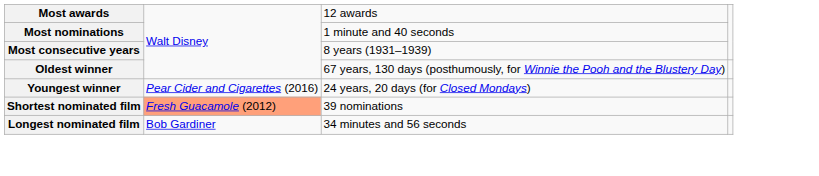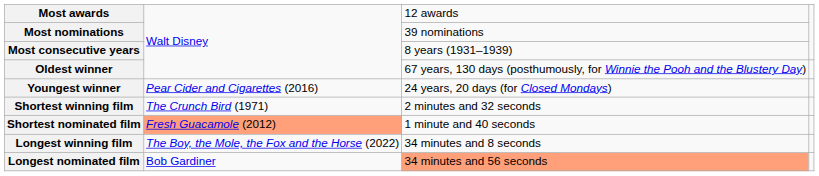(389, 32) 1 minute and 40 seconds -> (444, 32) 39 nominations
+ row: (74, 106)
(363, 106) 39 nominations -> (470, 124) 1 minute and 40 seconds
+ row: (74, 143)
(395, 124) no background -> (476, 161) lightsalmon background
